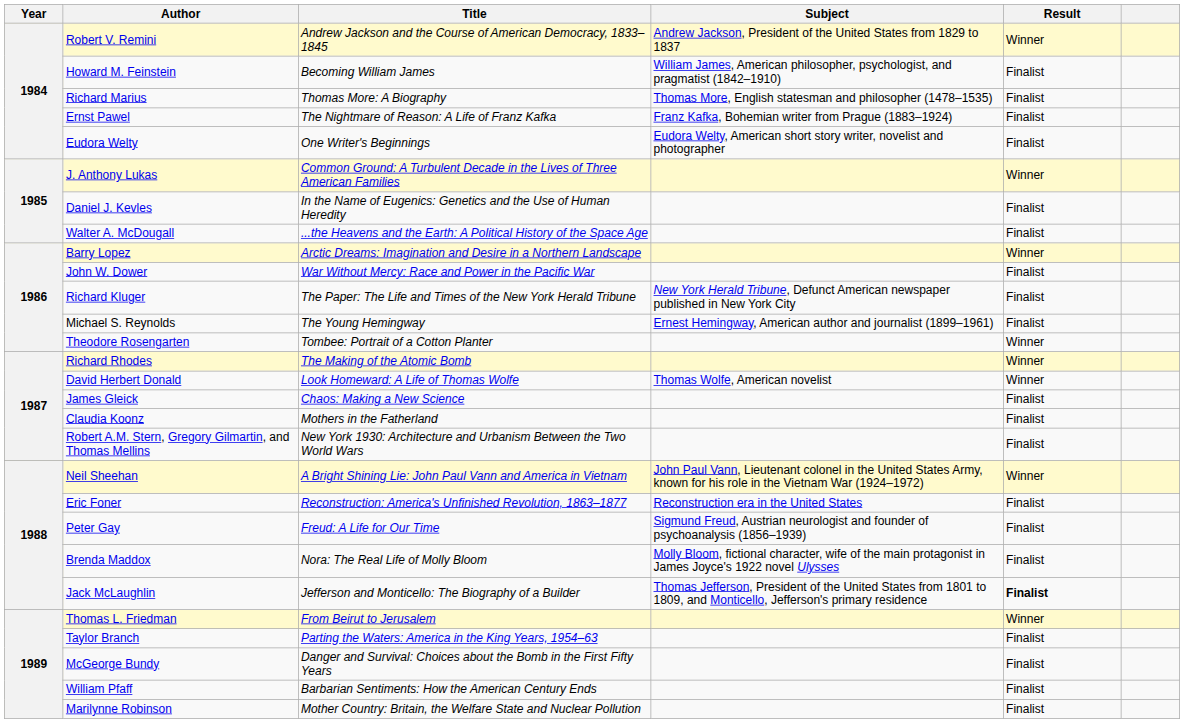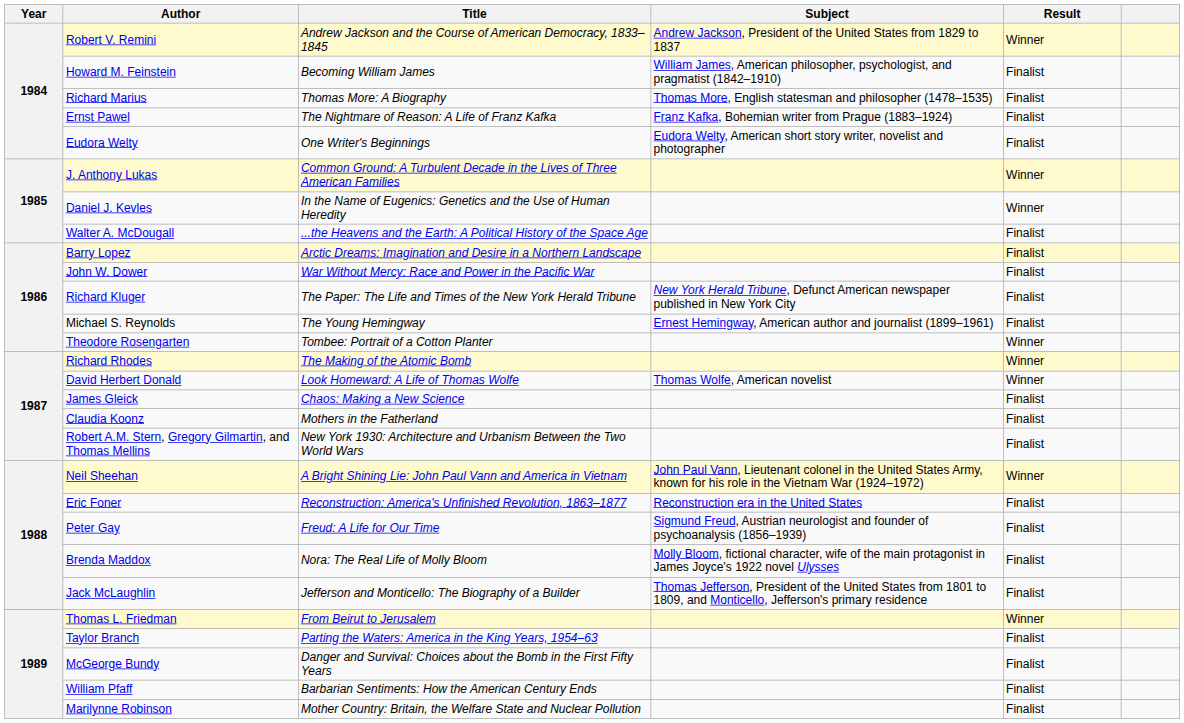(1025, 207) Finalist -> (1025, 207) Winner
(1025, 252) Winner -> (1025, 252) Finalist
(1027, 593) bold -> (1025, 593) normal
